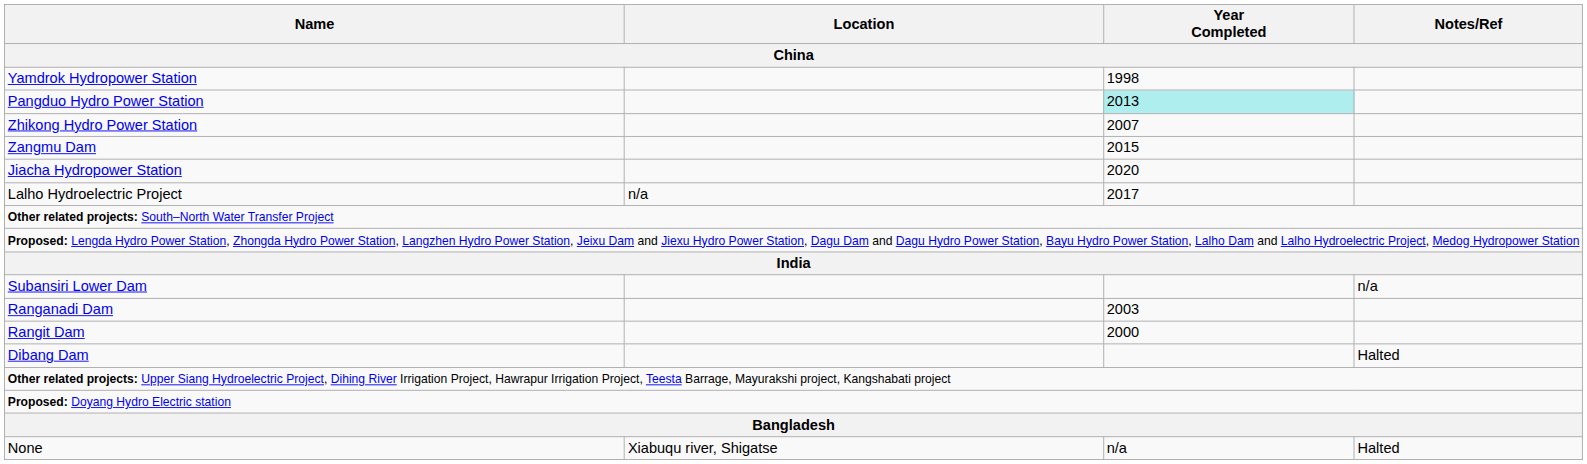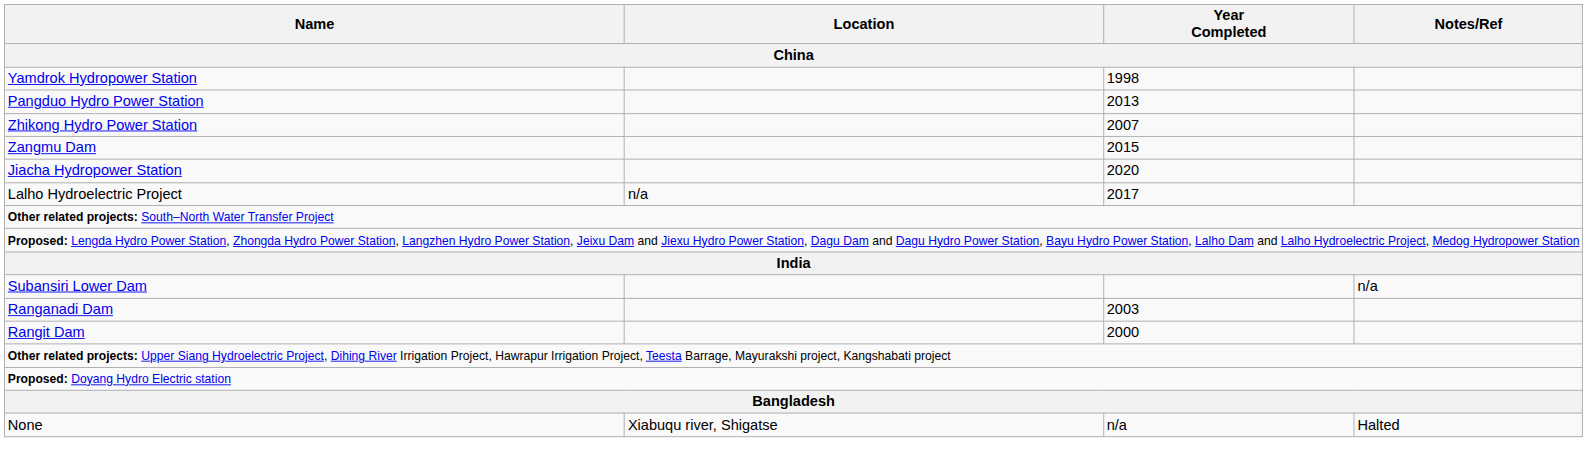(1123, 101) paleturquoise background -> (1123, 101) no background
- row: (48, 355)
